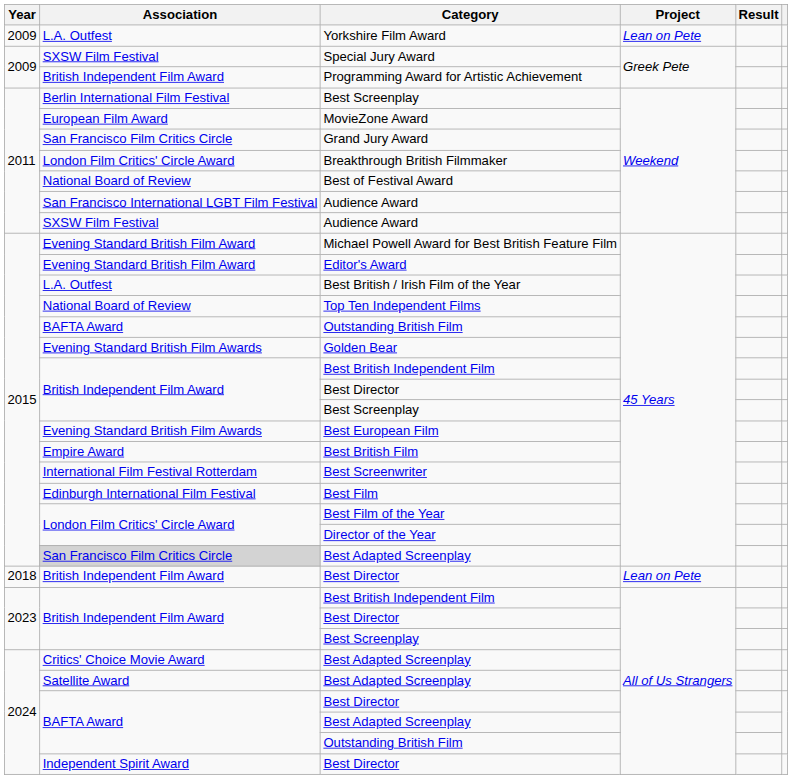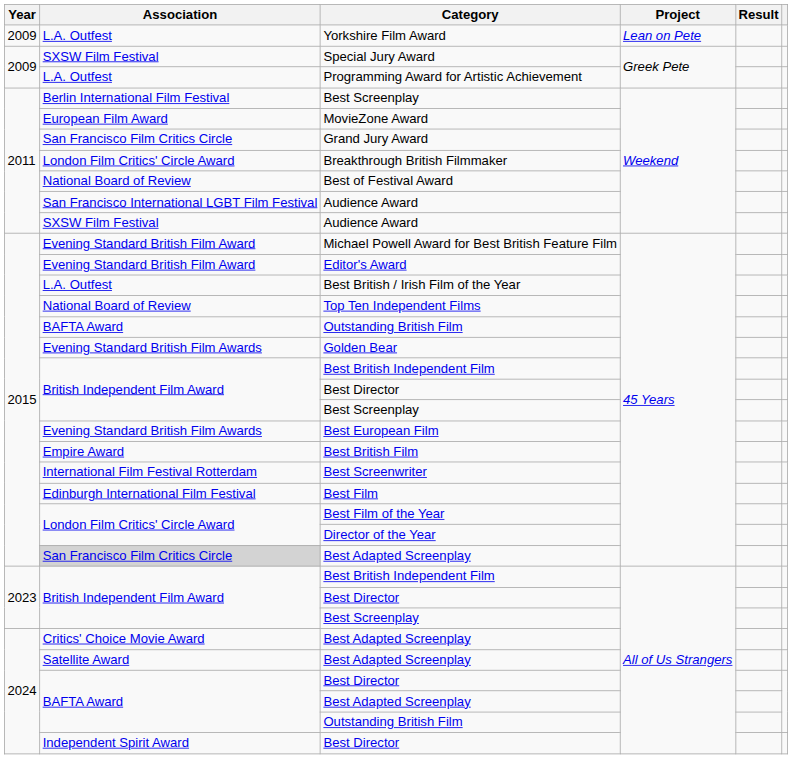(133, 77) British Independent Film Award -> (77, 77) L.A. Outfest
- row: (22, 576)
